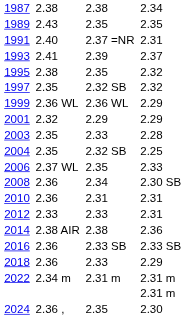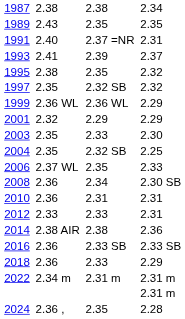(151, 135) 2.28 -> (151, 135) 2.30
(151, 309) 2.30 -> (151, 309) 2.28
